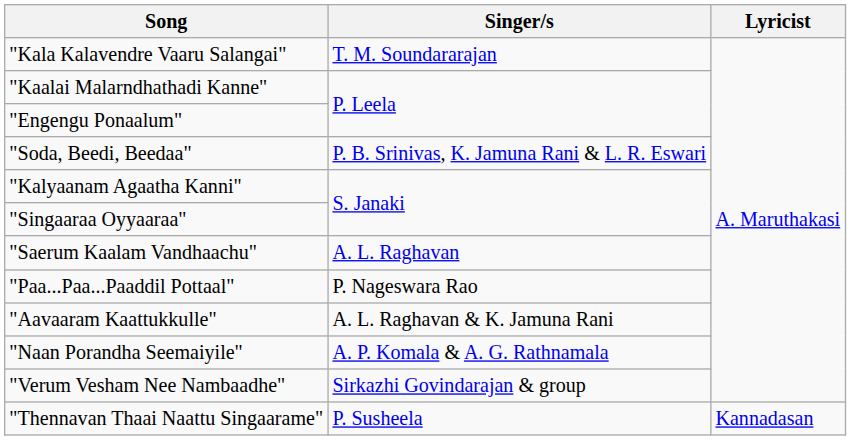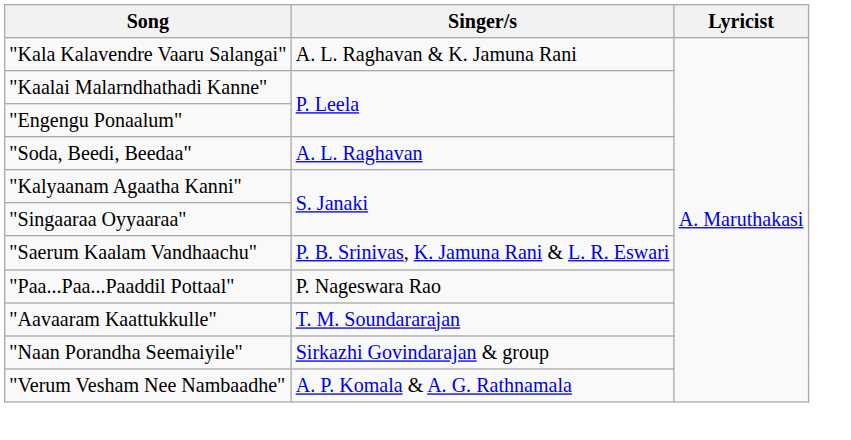(415, 54) T. M. Soundararajan -> (436, 54) A. L. Raghavan & K. Jamuna Rani
(519, 153) P. B. Srinivas, K. Jamuna Rani & L. R. Eswari -> (359, 153) A. L. Raghavan
(396, 252) A. L. Raghavan -> (483, 252) P. B. Srinivas, K. Jamuna Rani & L. R. Eswari
(473, 318) A. L. Raghavan & K. Jamuna Rani -> (378, 318) T. M. Soundararajan
(471, 352) A. P. Komala & A. G. Rathnamala -> (422, 352) Sirkazhi Govindarajan & group
(459, 385) Sirkazhi Govindarajan & group -> (434, 385) A. P. Komala & A. G. Rathnamala
- row: (166, 418)
